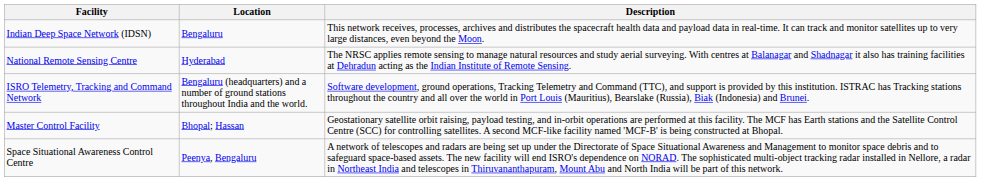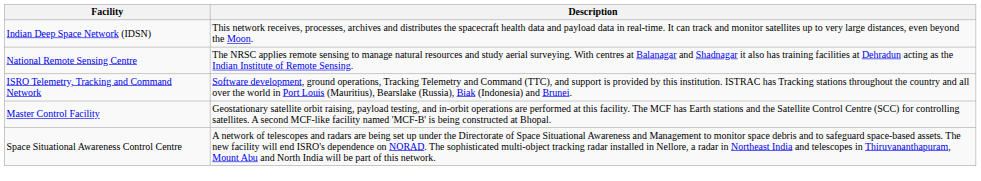- column: (252, 12)
